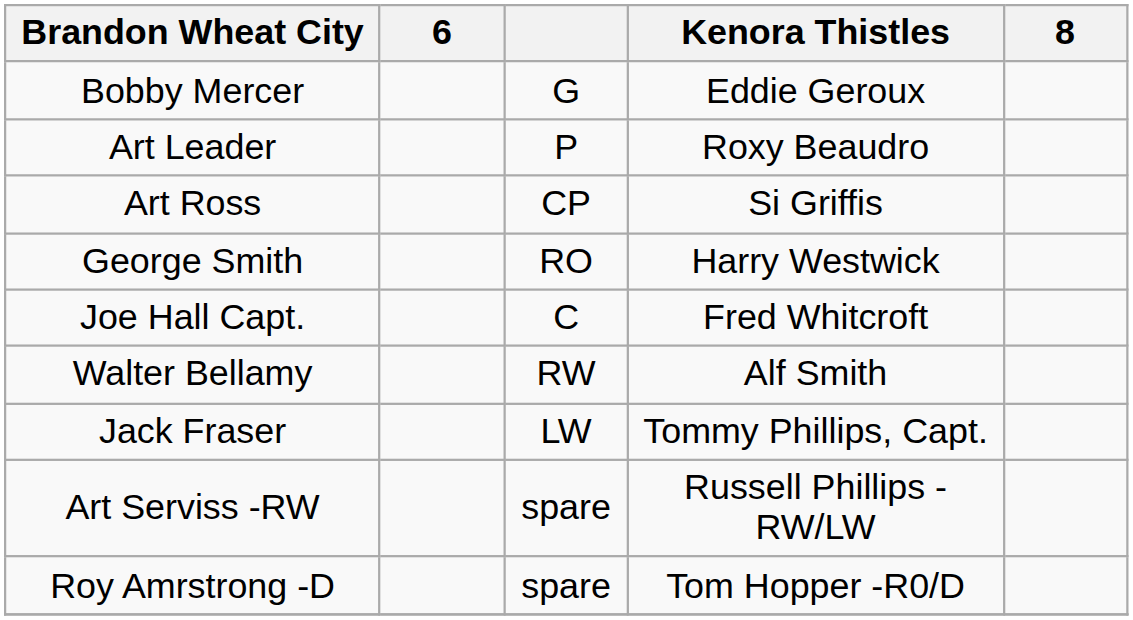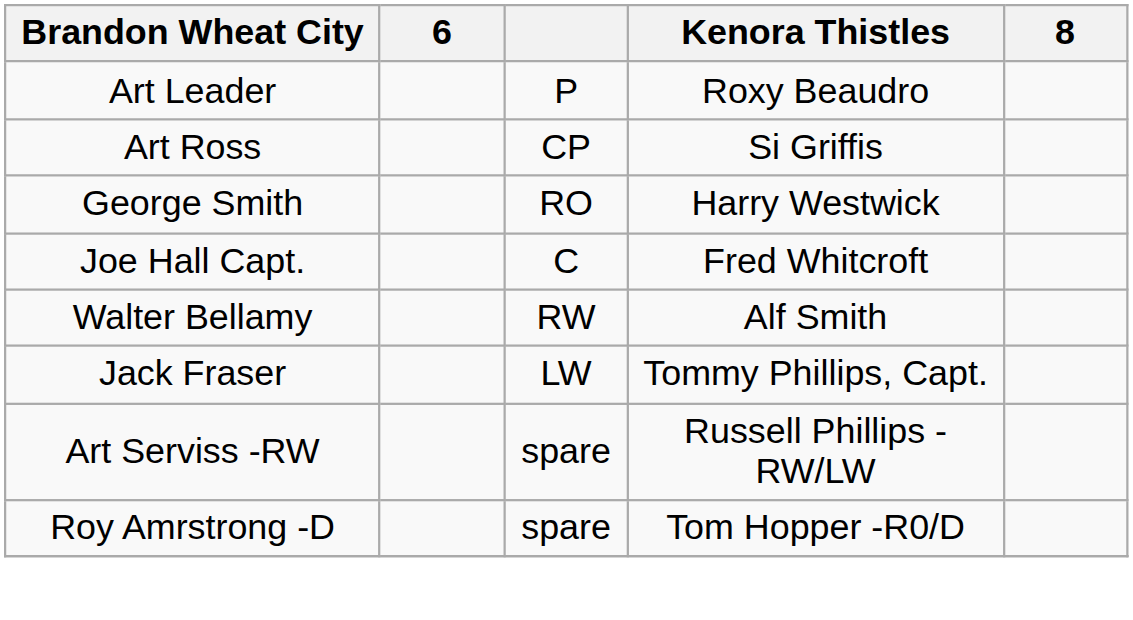- row: (193, 89)
